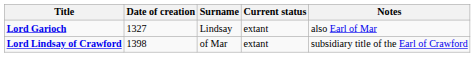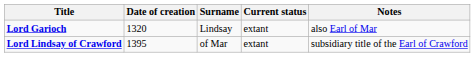(136, 28) 1327 -> (136, 28) 1320
(136, 44) 1398 -> (136, 44) 1395
